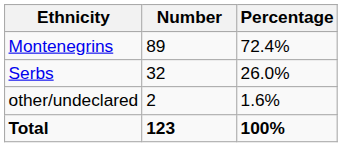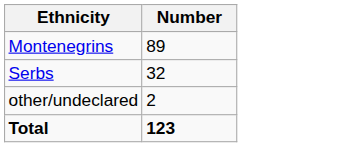- column: (287, 18)
